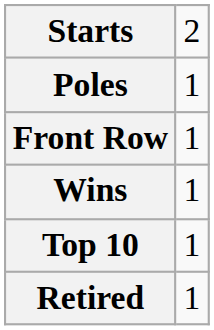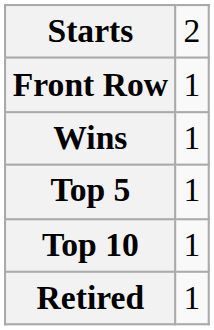- row: (90, 84)
+ row: (90, 191)
